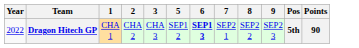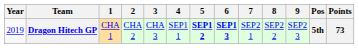+ column: (178, 11)
(15, 30) 2022 -> (15, 30) 2019
(178, 30) normal -> (202, 30) bold
(316, 30) 90 -> (340, 30) 73
